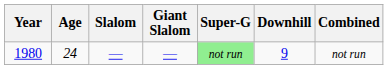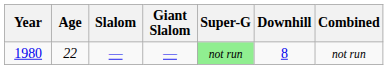(70, 53) 24 -> (70, 53) 22
(284, 53) 9 -> (284, 53) 8
